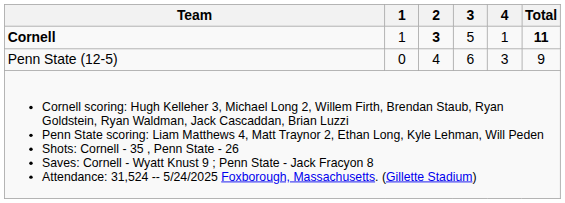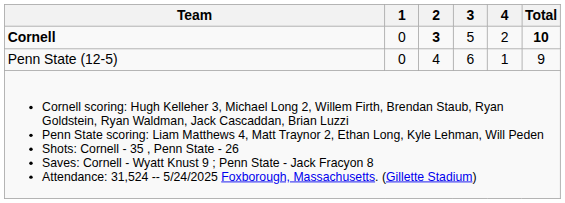(402, 37) 1 -> (402, 37) 0
(505, 37) 1 -> (505, 37) 2
(541, 37) 11 -> (541, 37) 10
(505, 59) 3 -> (505, 59) 1
